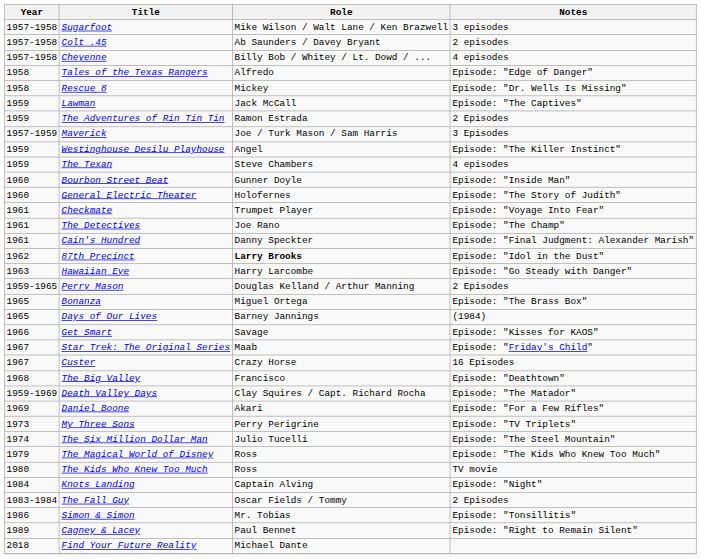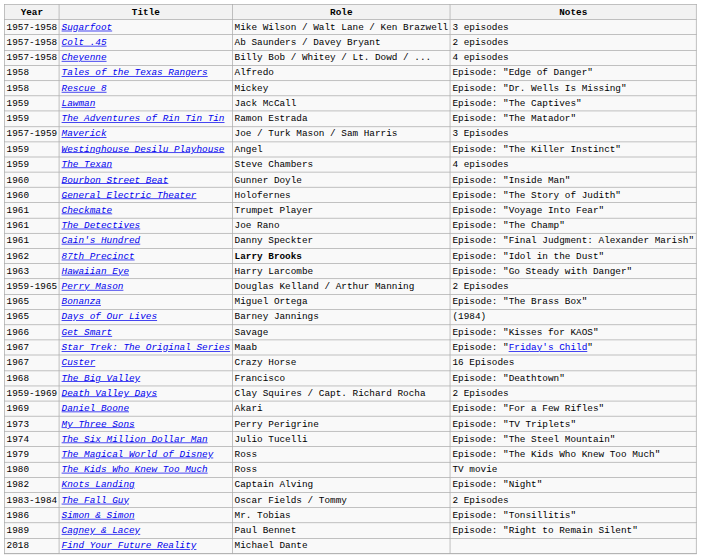(481, 119) 2 Episodes -> (514, 119) Episode: "The Matador"
(514, 393) Episode: "The Matador" -> (481, 393) 2 Episodes
(18, 485) 1984 -> (18, 485) 1982
